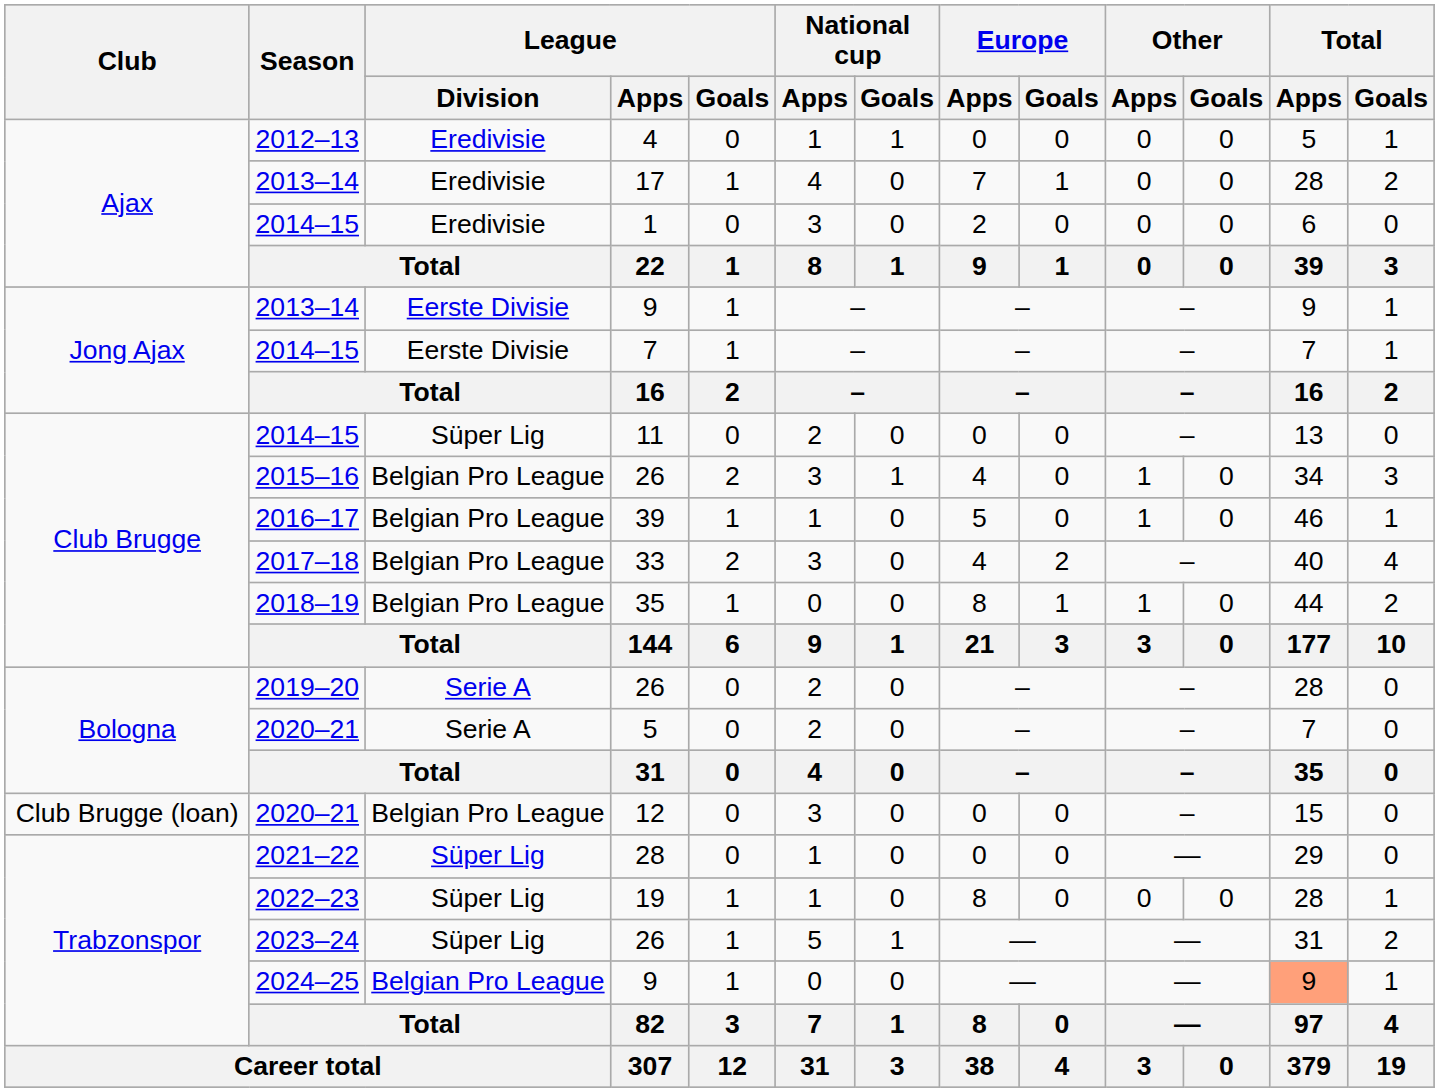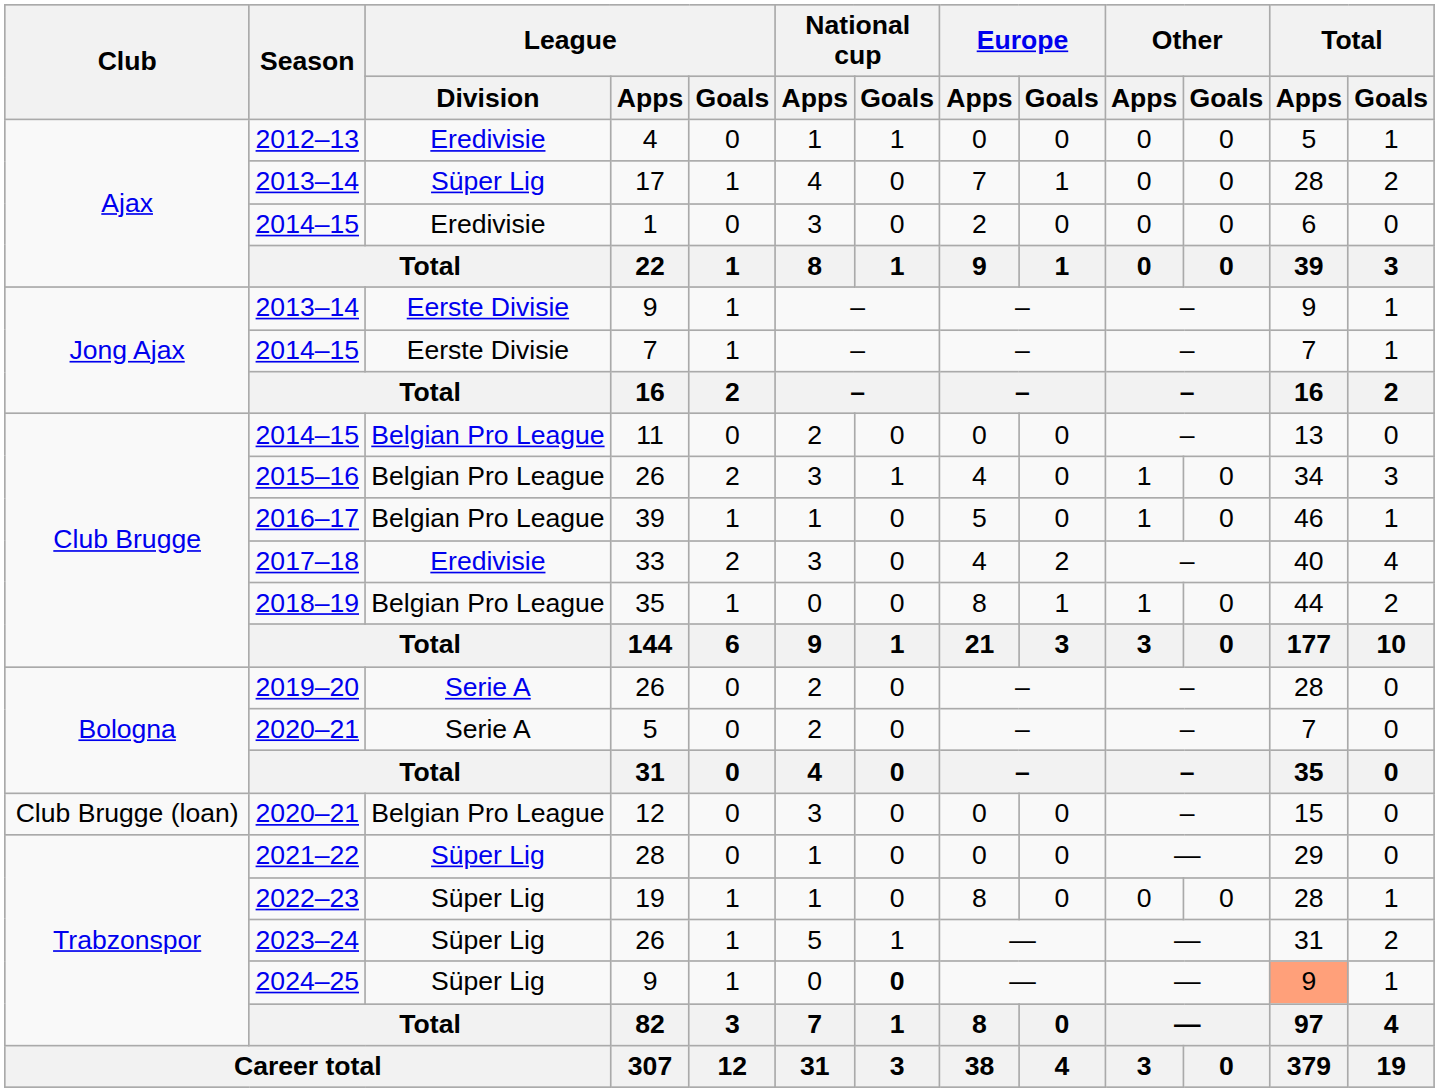(488, 181) Eredivisie -> (488, 181) Süper Lig
(488, 434) Süper Lig -> (488, 434) Belgian Pro League
(488, 560) Belgian Pro League -> (488, 560) Eredivisie
(488, 982) Belgian Pro League -> (488, 982) Süper Lig
(897, 982) normal -> (897, 982) bold
